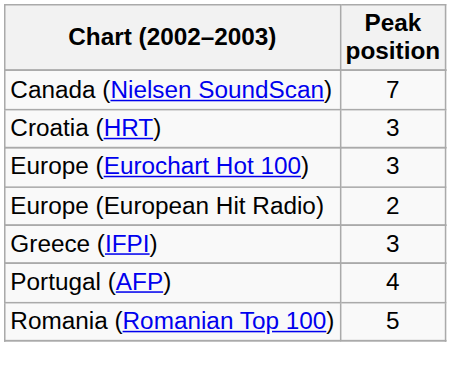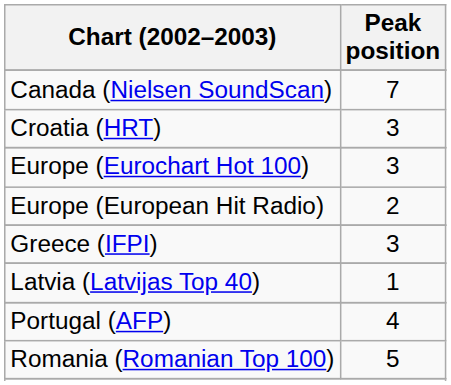+ row: (135, 282)
